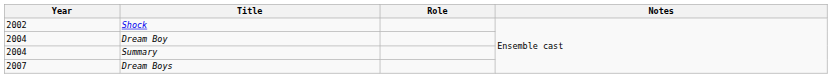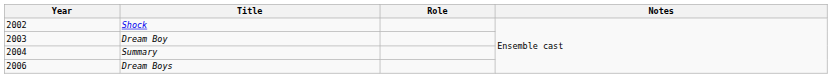(17, 39) 2004 -> (17, 39) 2003
(17, 66) 2007 -> (17, 66) 2006
